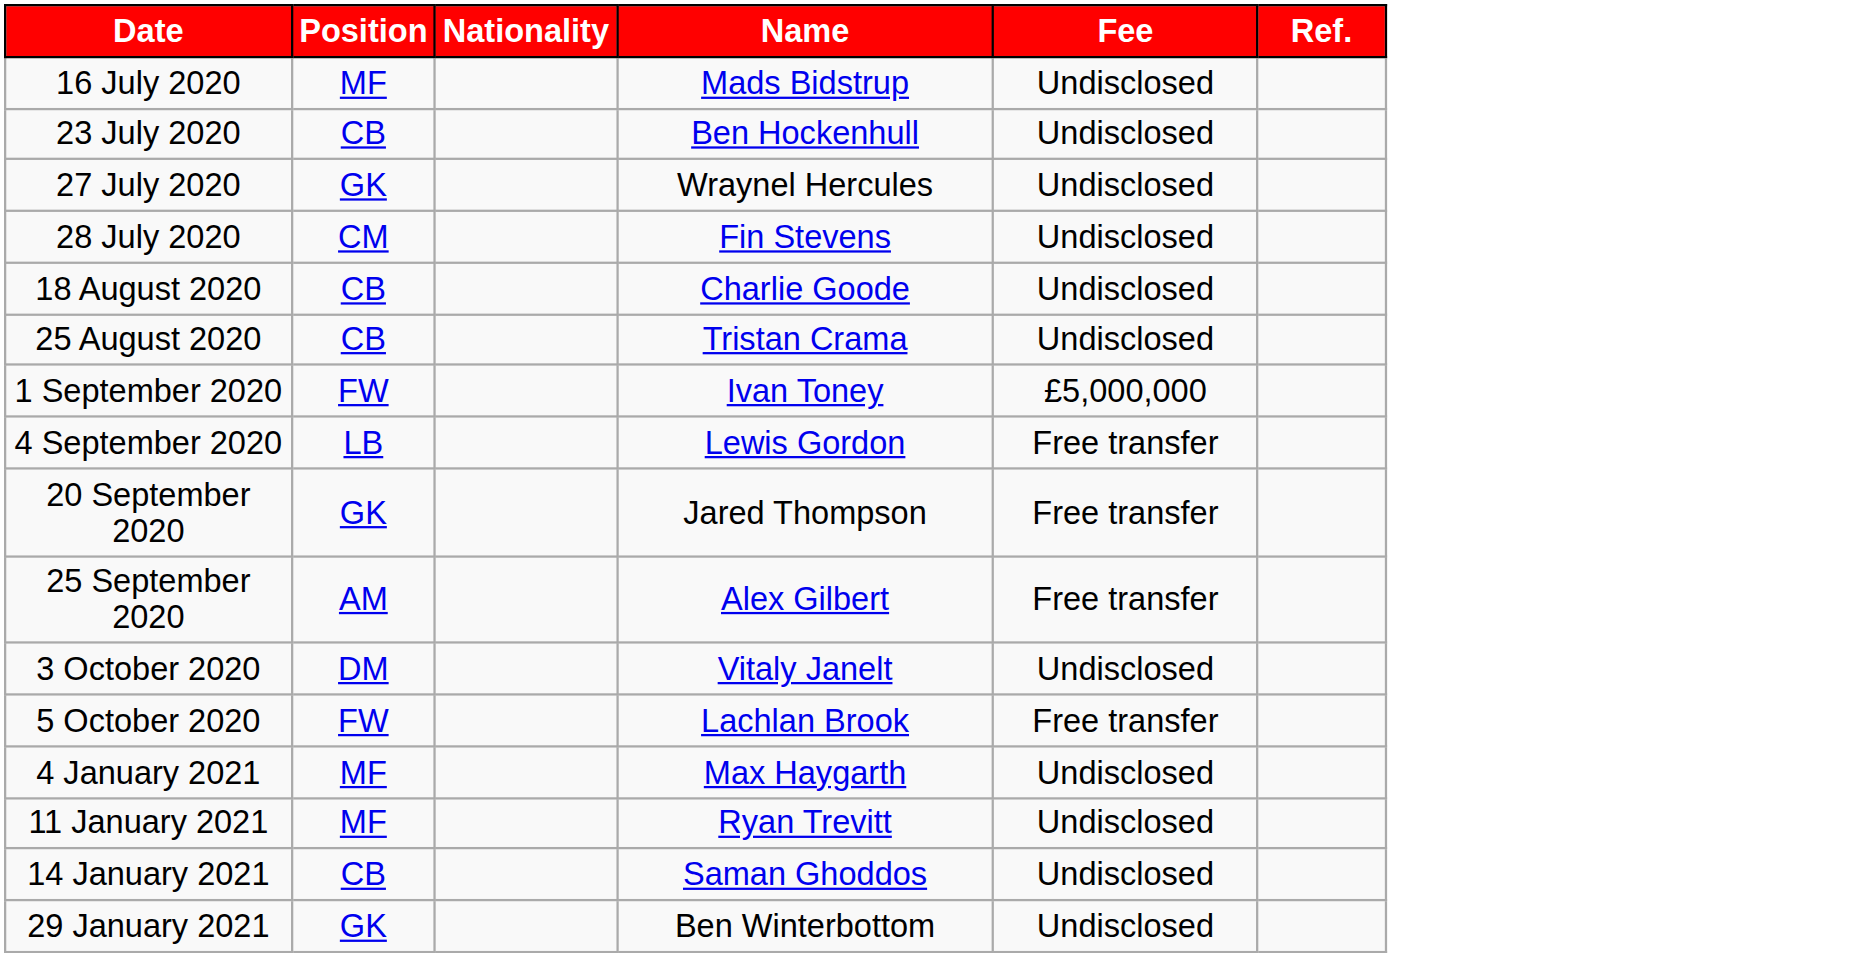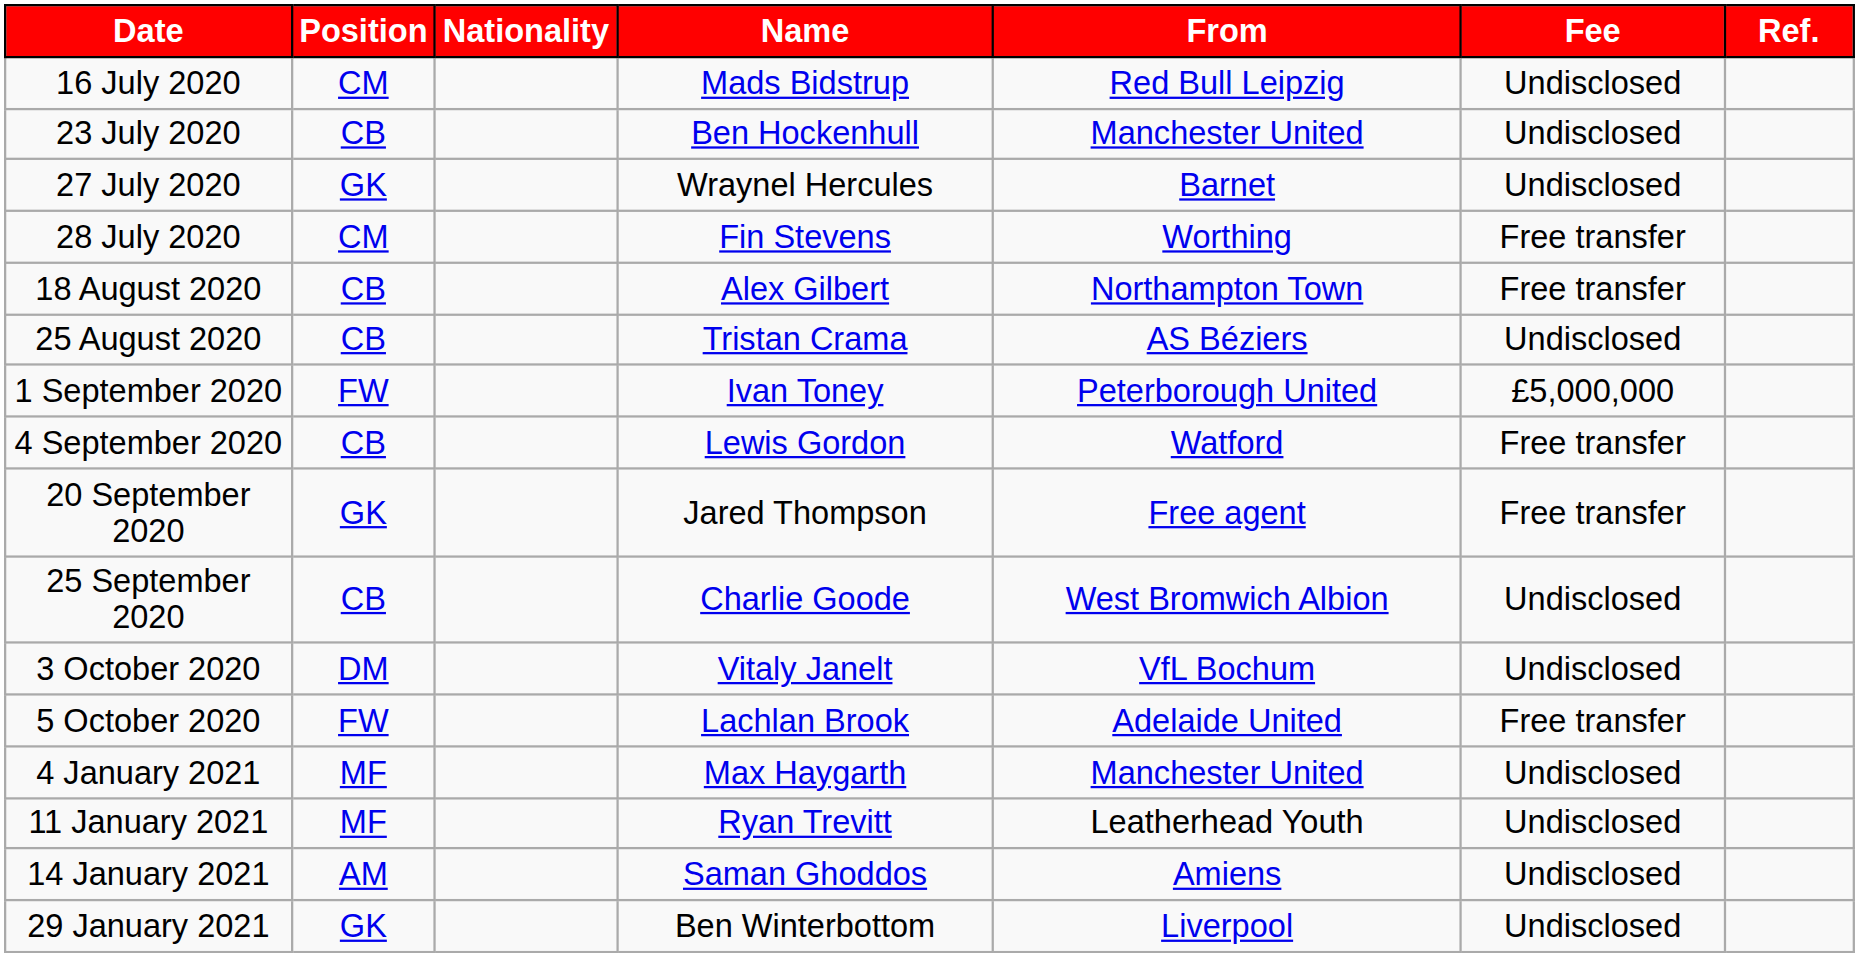+ column: (1227, 31)
(363, 83) MF -> (363, 83) CM
(1125, 237) Undisclosed -> (1593, 237) Free transfer
(805, 288) Charlie Goode -> (805, 288) Alex Gilbert
(1125, 288) Undisclosed -> (1593, 288) Free transfer
(363, 443) LB -> (363, 443) CB
(363, 600) AM -> (363, 600) CB
(805, 600) Alex Gilbert -> (805, 600) Charlie Goode
(1125, 600) Free transfer -> (1593, 600) Undisclosed
(363, 875) CB -> (363, 875) AM
